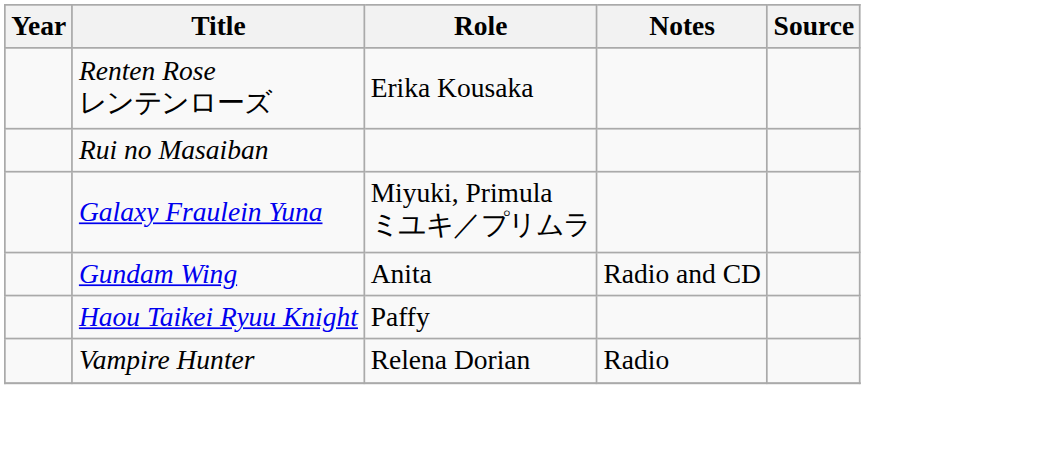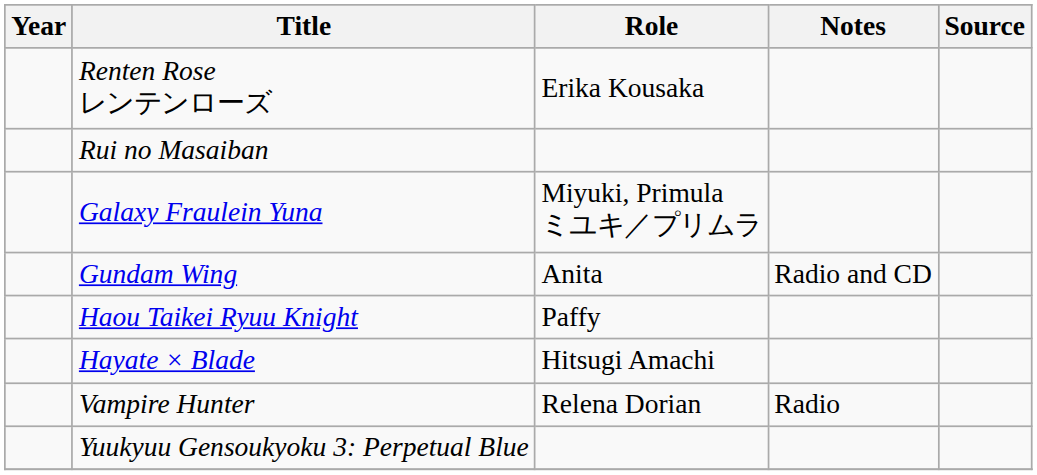+ row: (167, 360)
+ row: (304, 447)
